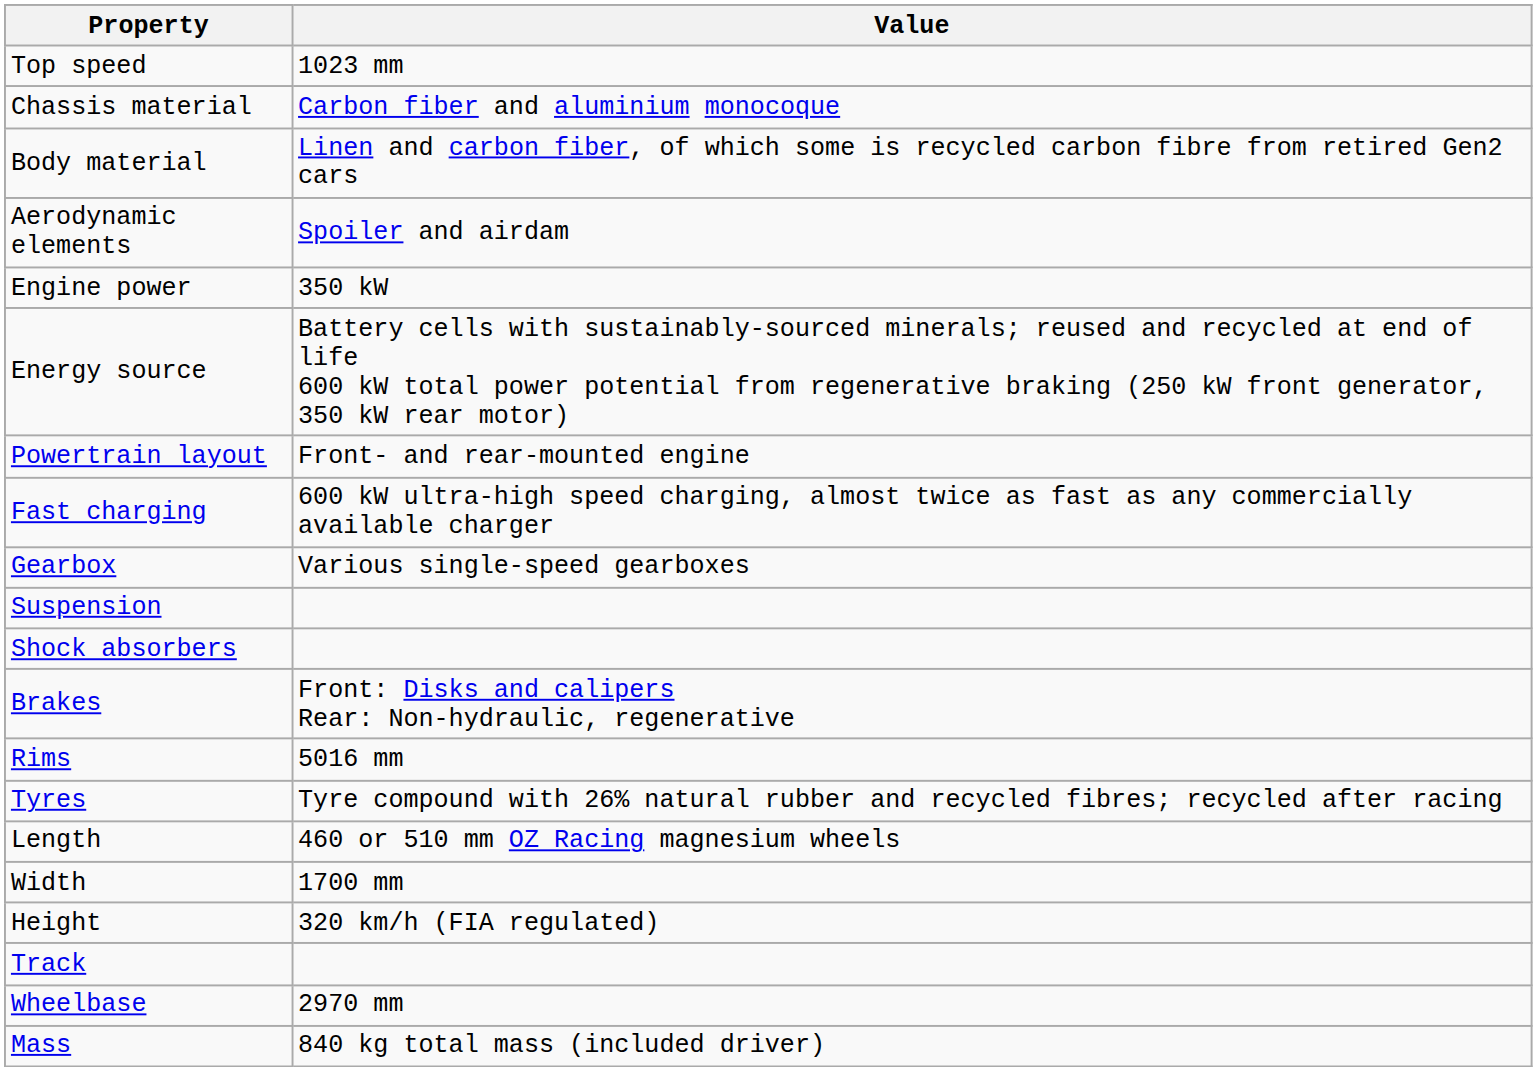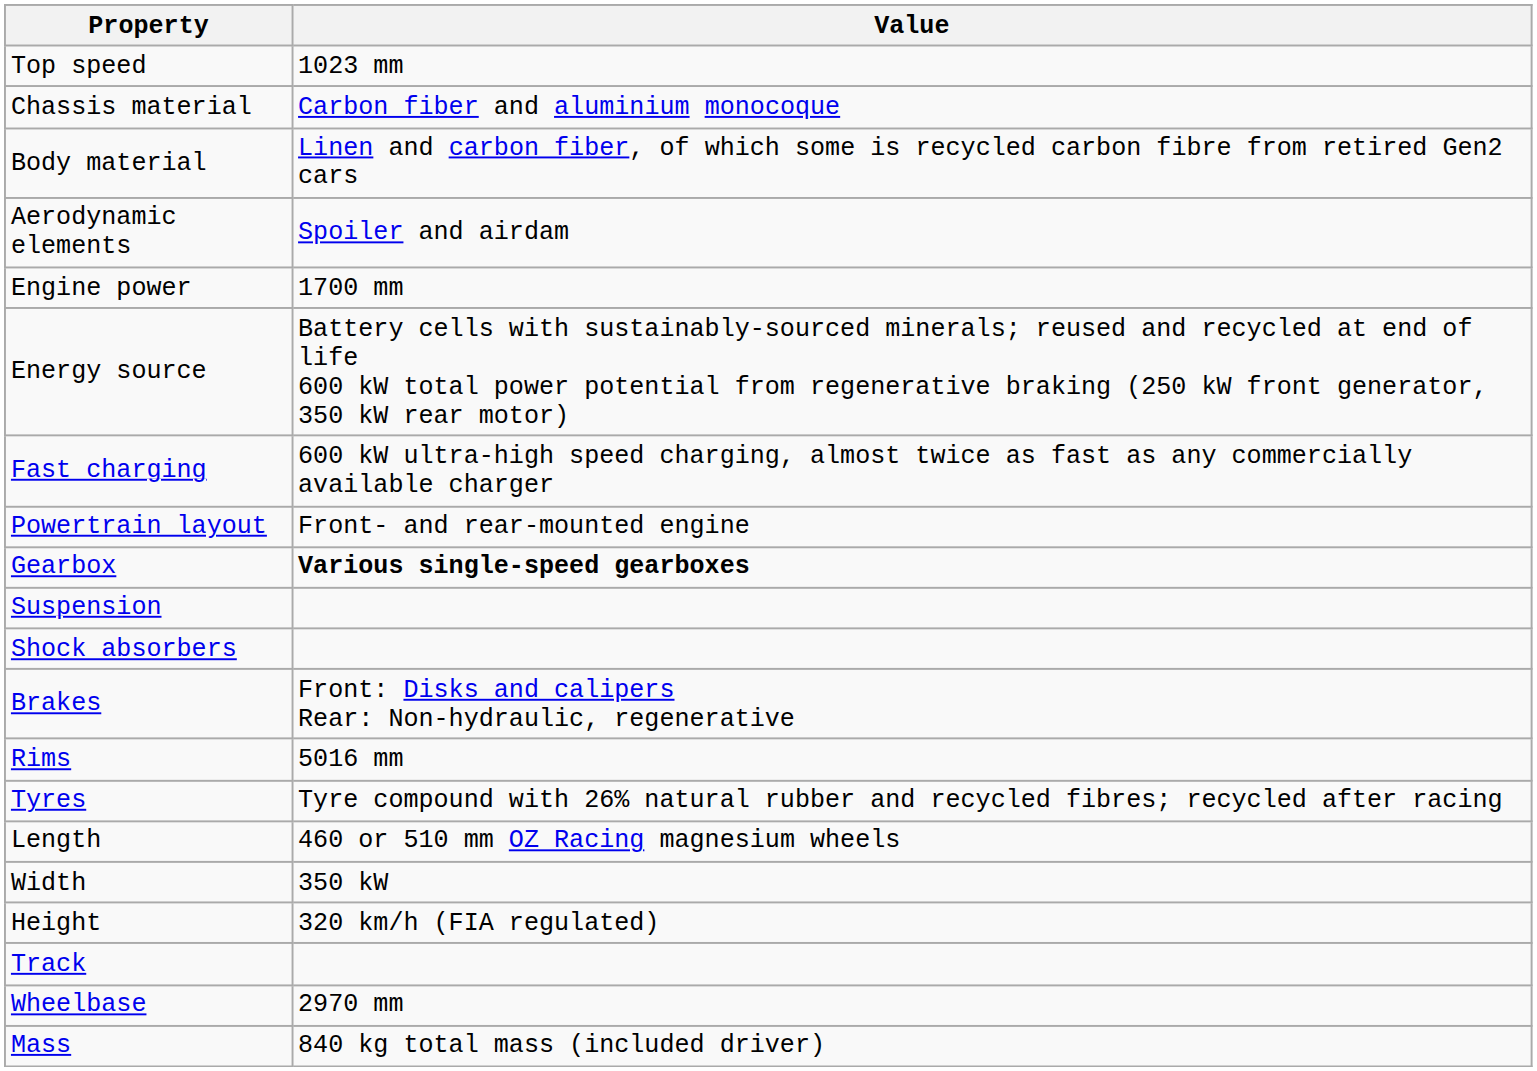(343, 288) 350 kW -> (351, 288) 1700 mm
rows swapped: (109, 512) <-> (139, 456)
(524, 567) normal -> (524, 567) bold
(351, 882) 1700 mm -> (343, 882) 350 kW
